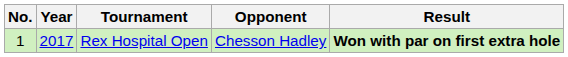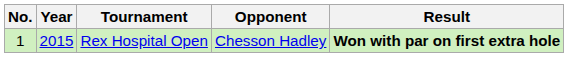(56, 41) 2017 -> (56, 41) 2015
